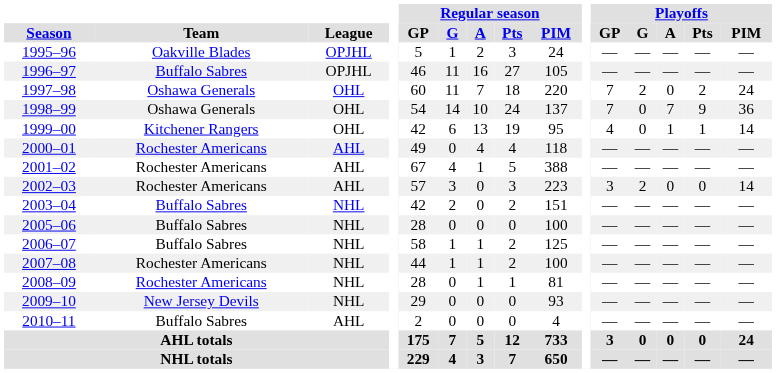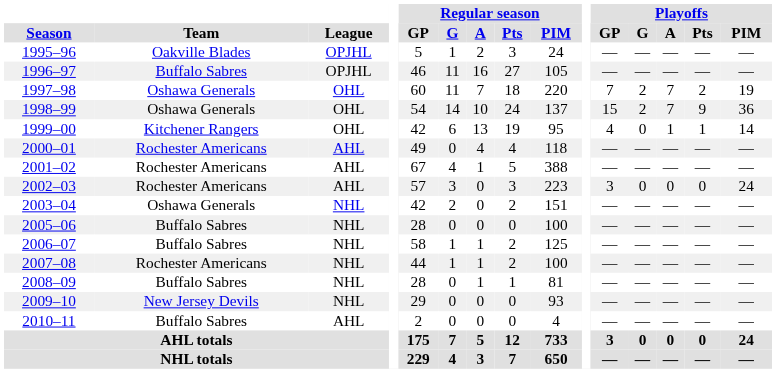(670, 90) 0 -> (670, 90) 7
(746, 90) 24 -> (746, 90) 19
(610, 109) 7 -> (610, 109) 15
(643, 109) 0 -> (643, 109) 2
(643, 186) 2 -> (643, 186) 0
(746, 186) 14 -> (746, 186) 24
(201, 205) Buffalo Sabres -> (201, 205) Oshawa Generals
(201, 282) Rochester Americans -> (201, 282) Buffalo Sabres
